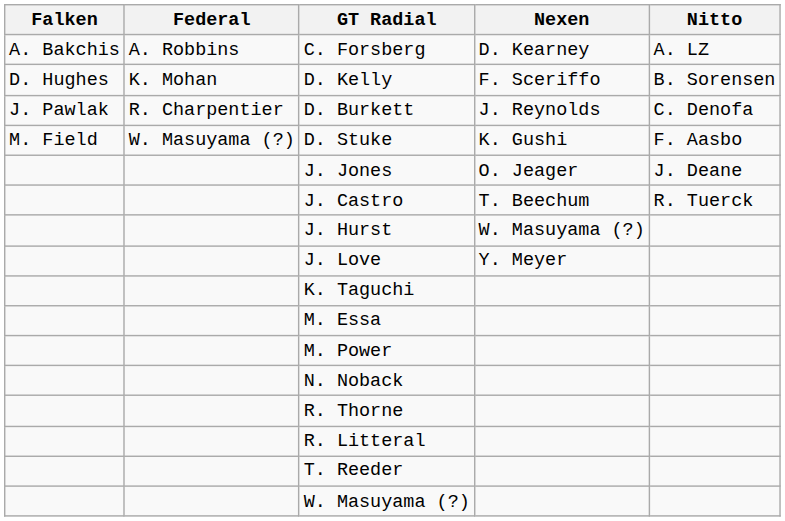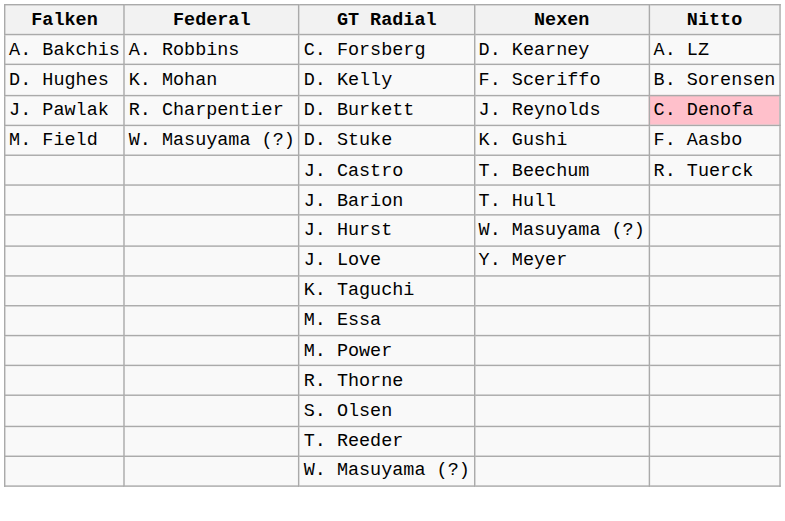(703, 110) no background -> (703, 110) pink background
- row: (348, 170)
+ row: (353, 200)
- row: (353, 381)
- row: (365, 441)
+ row: (348, 411)
